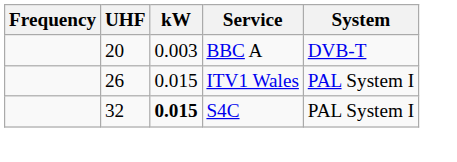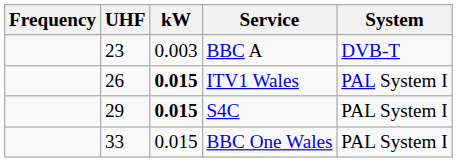(115, 50) 20 -> (115, 50) 23
(176, 80) normal -> (176, 80) bold
(115, 111) 32 -> (115, 111) 29
+ row: (269, 141)
